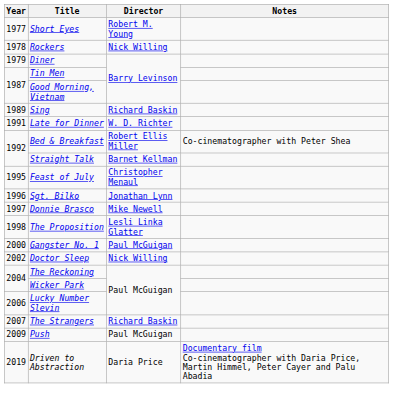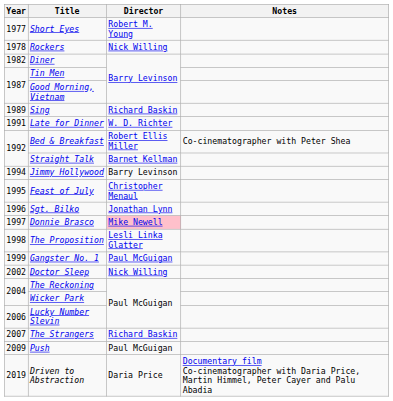(16, 60) 1979 -> (16, 60) 1982
+ row: (67, 173)
(135, 209) no background -> (135, 222) pink background
(16, 245) 2000 -> (16, 258) 1999
